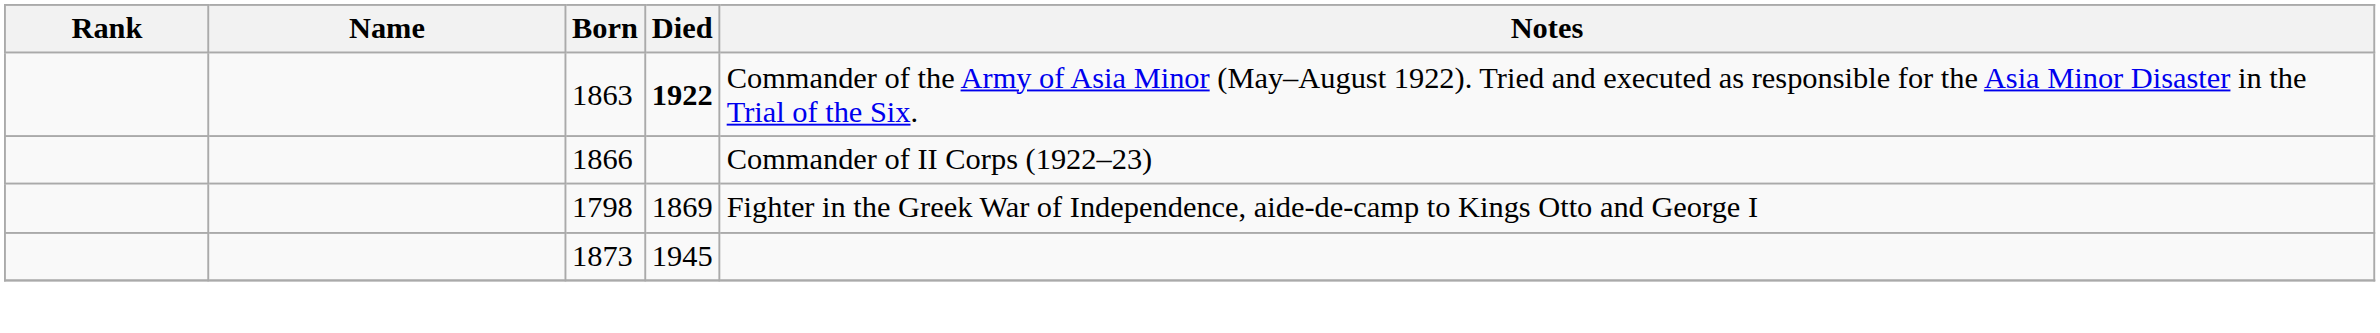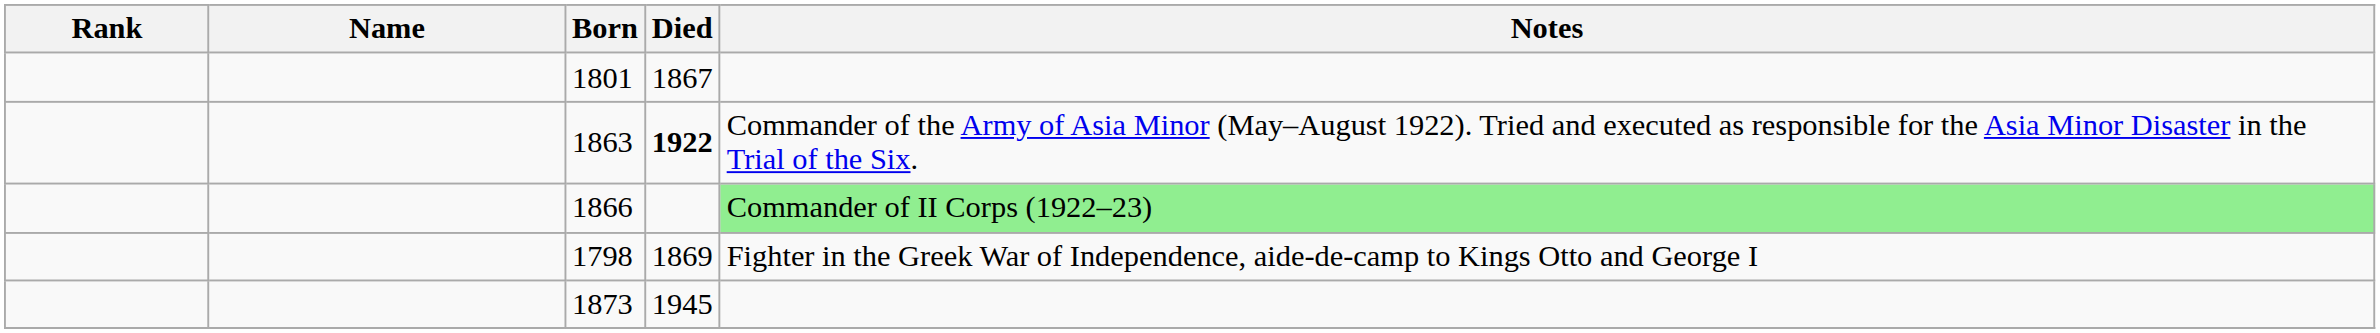+ row: (602, 76)
(939, 159) no background -> (939, 207) lightgreen background
